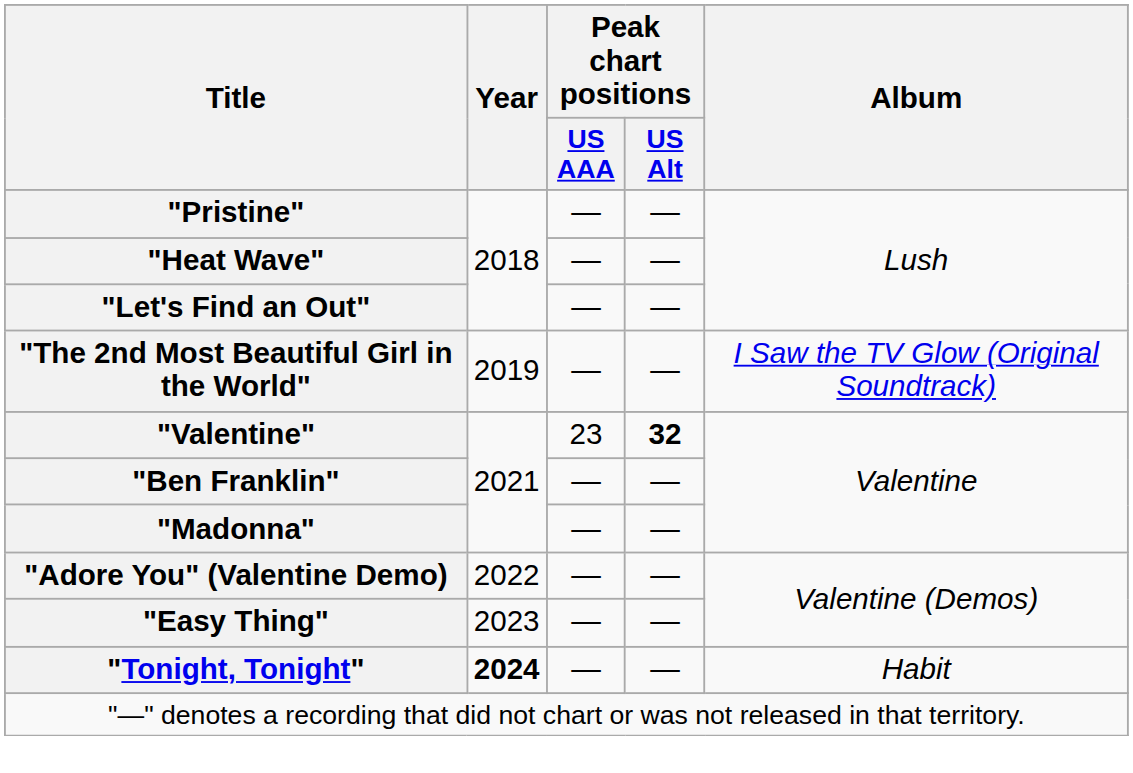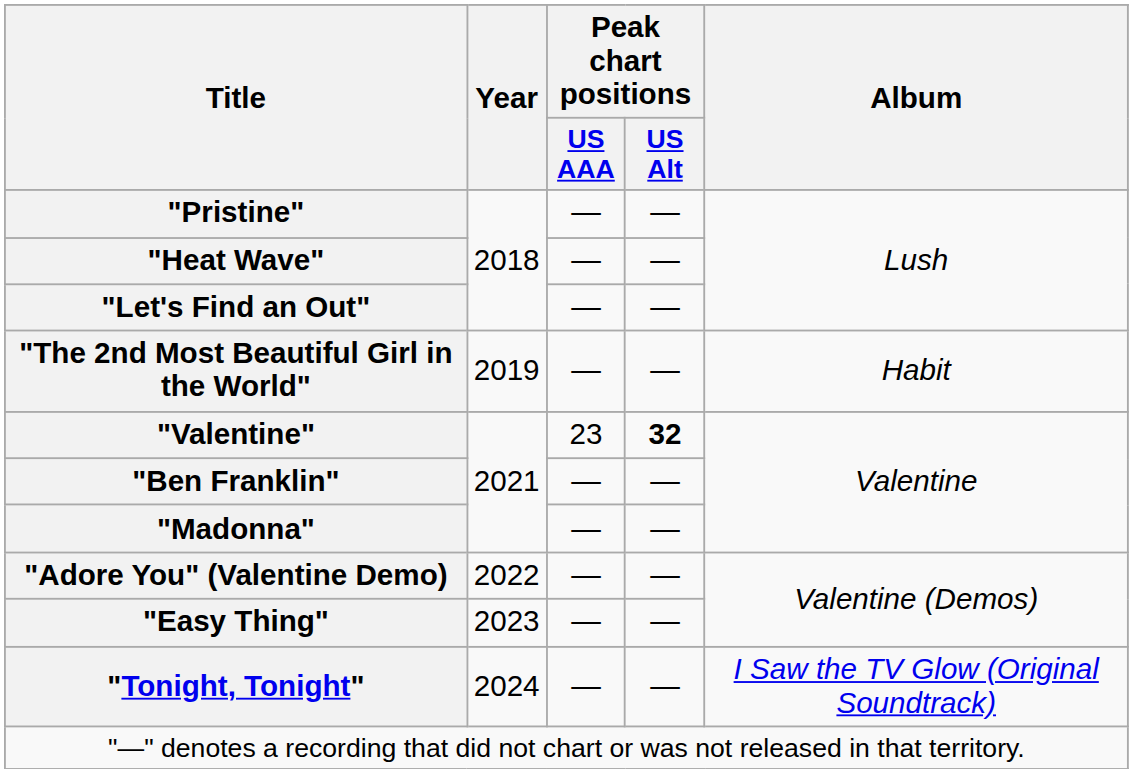(916, 370) I Saw the TV Glow (Original Soundtrack) -> (916, 370) Habit
(507, 668) bold -> (507, 685) normal
(916, 668) Habit -> (916, 685) I Saw the TV Glow (Original Soundtrack)
